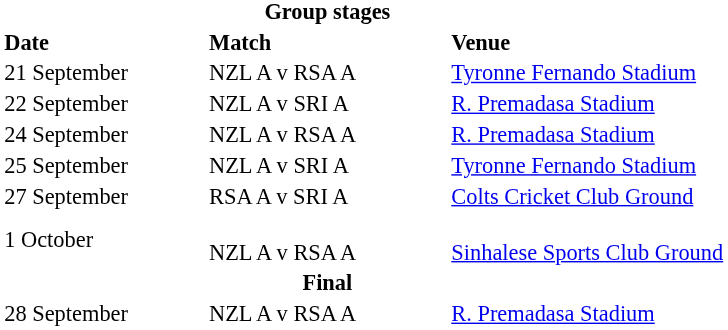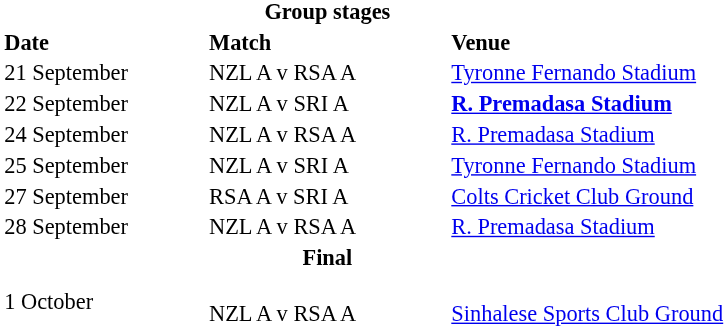(553, 103) normal -> (562, 103) bold
rows swapped: (66, 314) <-> (49, 239)
